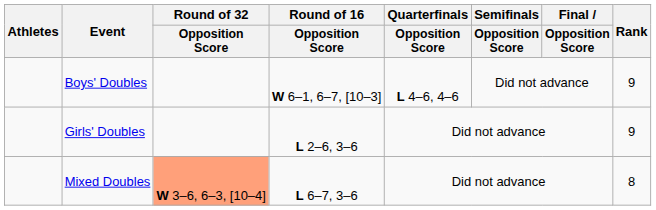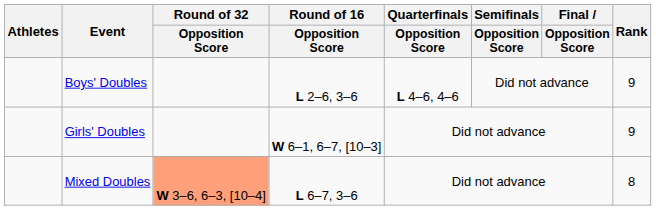(327, 97) W 6–1, 6–7, [10–3] -> (327, 97) L 2–6, 3–6
(327, 146) L 2–6, 3–6 -> (327, 146) W 6–1, 6–7, [10–3]
